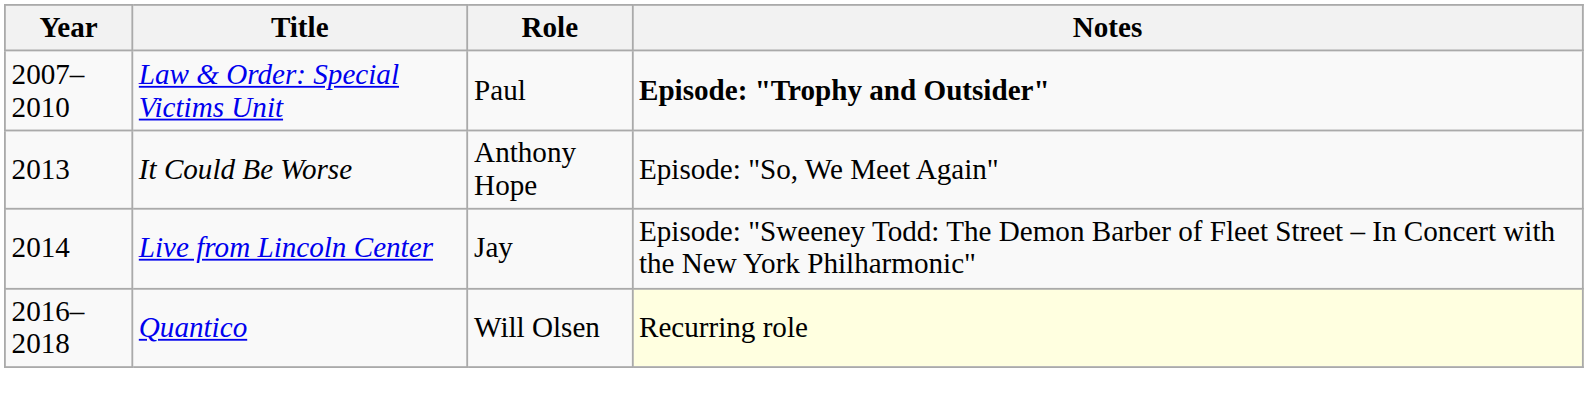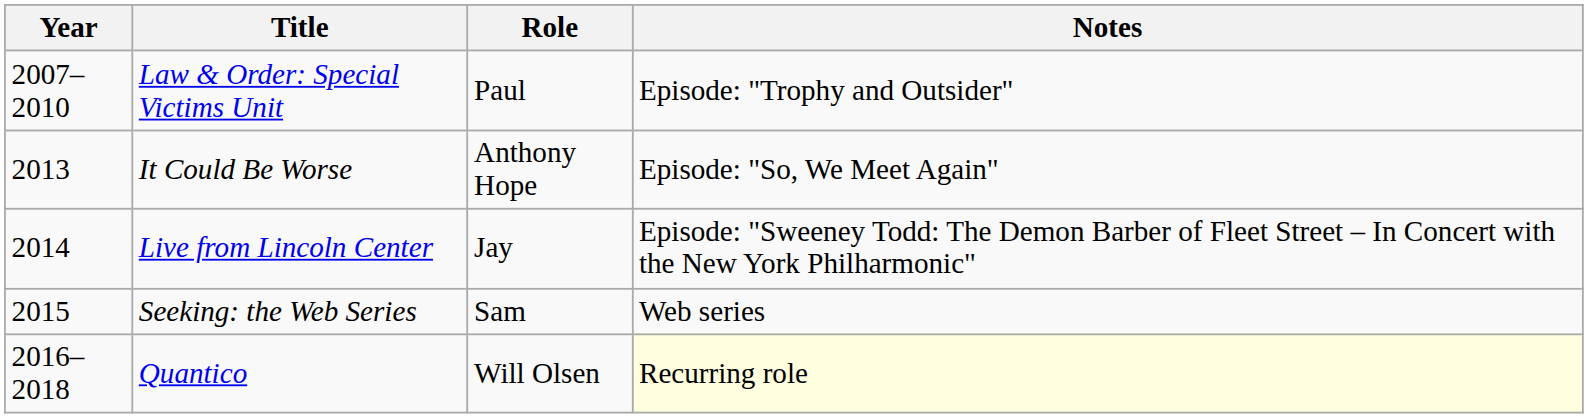(844, 90) bold -> (826, 90) normal
+ row: (278, 310)
